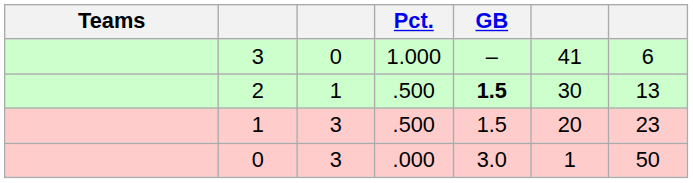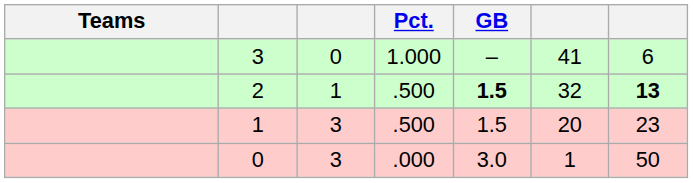(570, 90) 30 -> (570, 90) 32
(648, 90) normal -> (648, 90) bold
